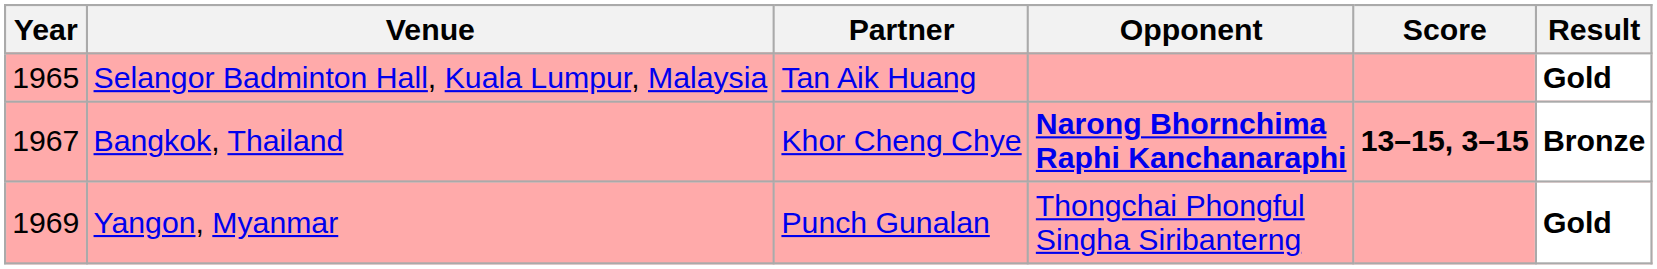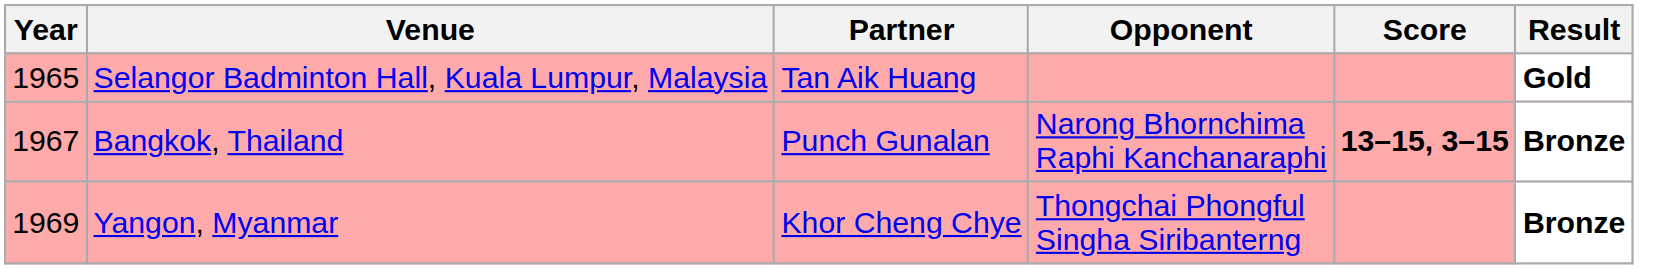(902, 142) Khor Cheng Chye -> (886, 142) Punch Gunalan
(1191, 142) bold -> (1181, 142) normal
(886, 223) Punch Gunalan -> (902, 223) Khor Cheng Chye
(1577, 223) Gold -> (1574, 223) Bronze
